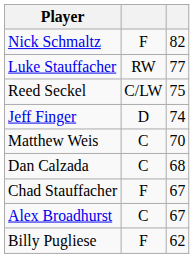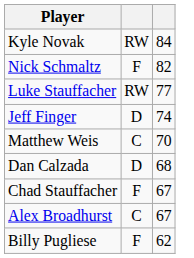+ row: (46, 41)
- row: (47, 91)
(143, 166) C -> (137, 166) D
